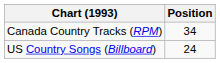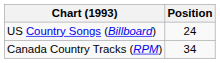rows swapped: (85, 31) <-> (81, 49)
